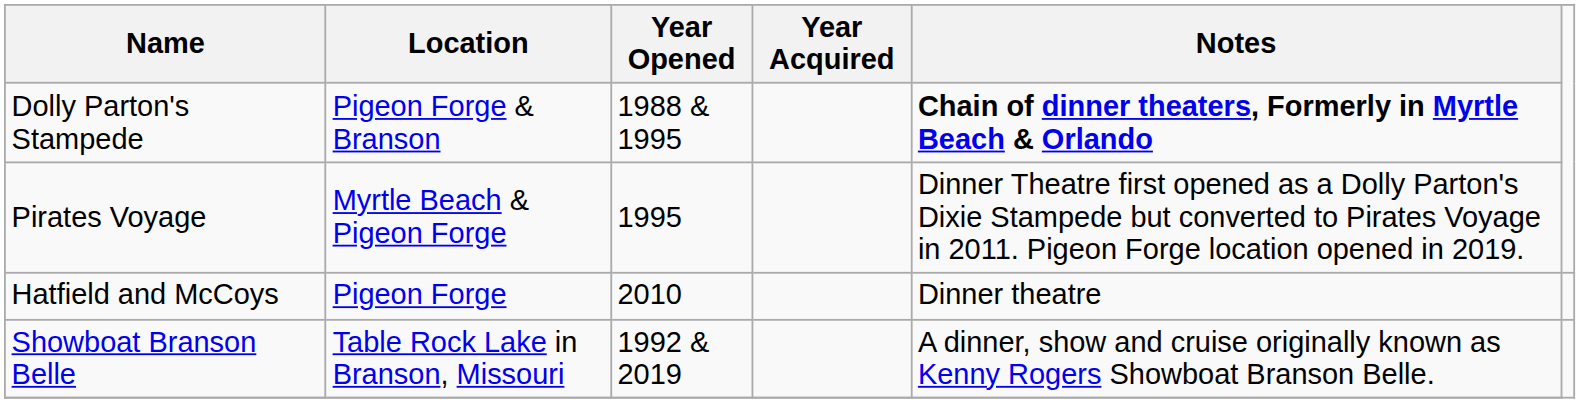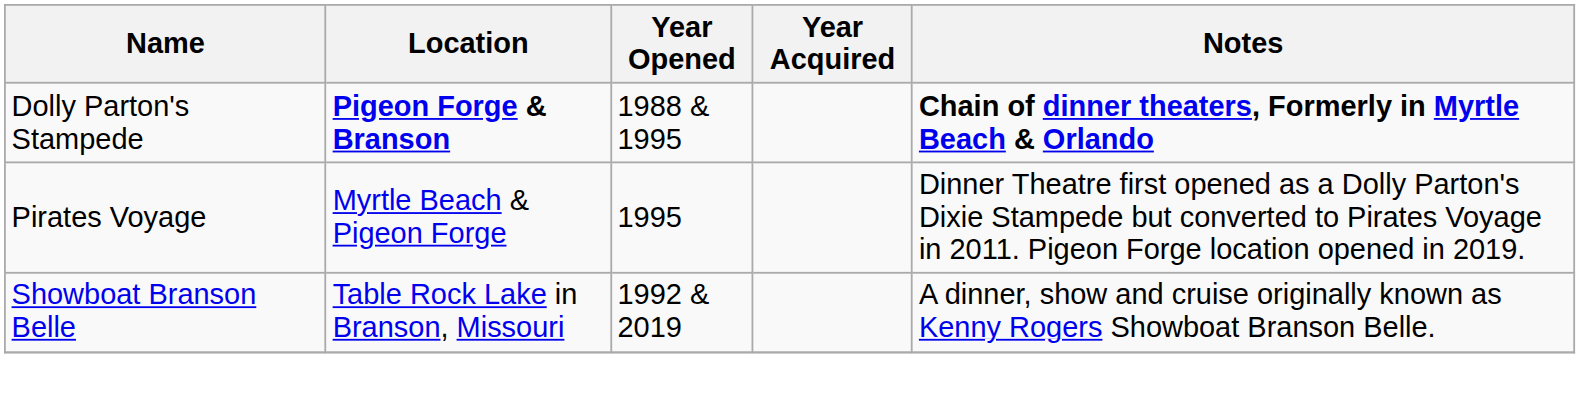(433, 122) normal -> (440, 122) bold
- row: (145, 295)
